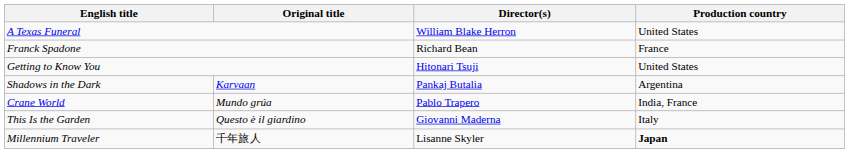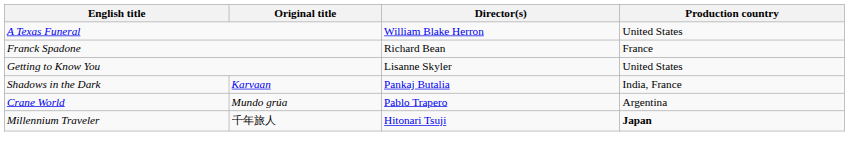(447, 66) Hitonari Tsuji -> (418, 66) Lisanne Skyler
(660, 84) Argentina -> (652, 84) India, France
(668, 102) India, France -> (645, 102) Argentina
- row: (49, 119)
(450, 138) Lisanne Skyler -> (415, 121) Hitonari Tsuji
